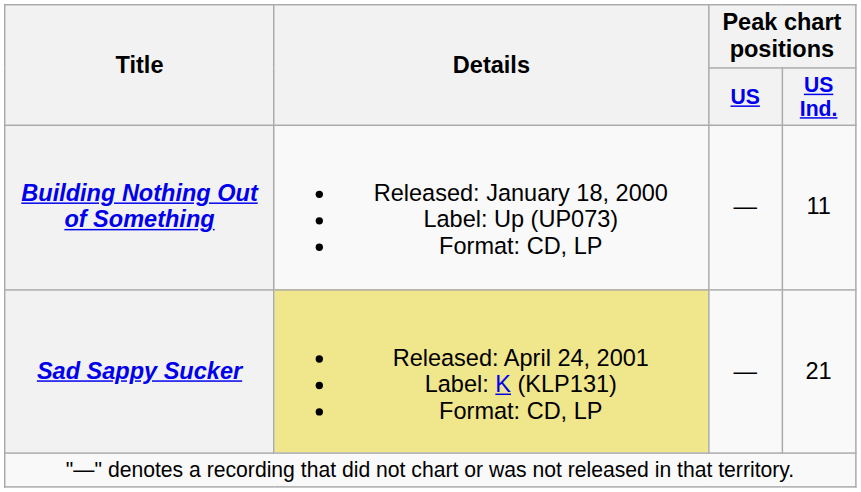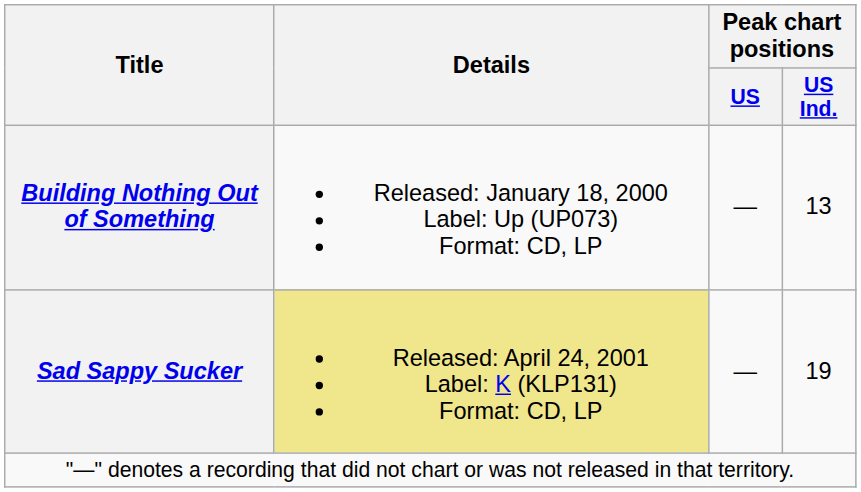(819, 207) 11 -> (819, 207) 13
(819, 370) 21 -> (819, 370) 19
